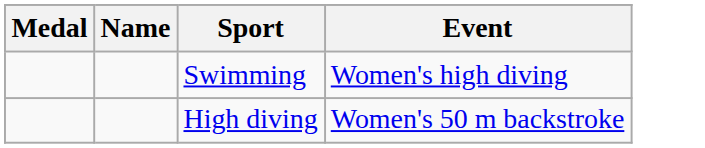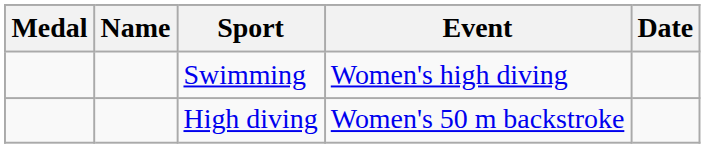+ column: (665, 27)
